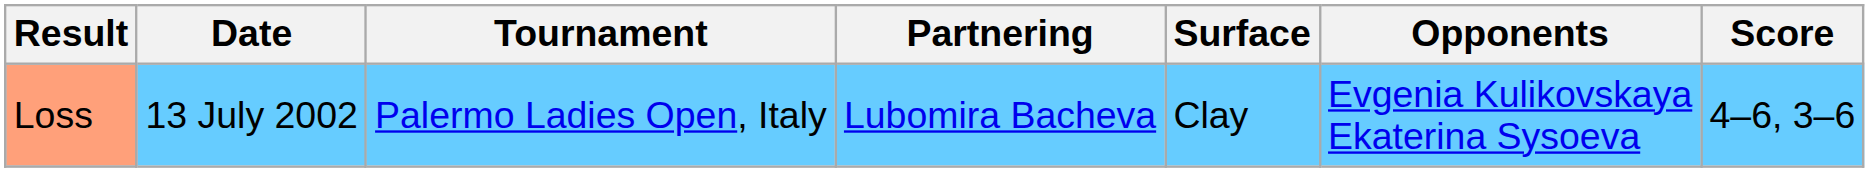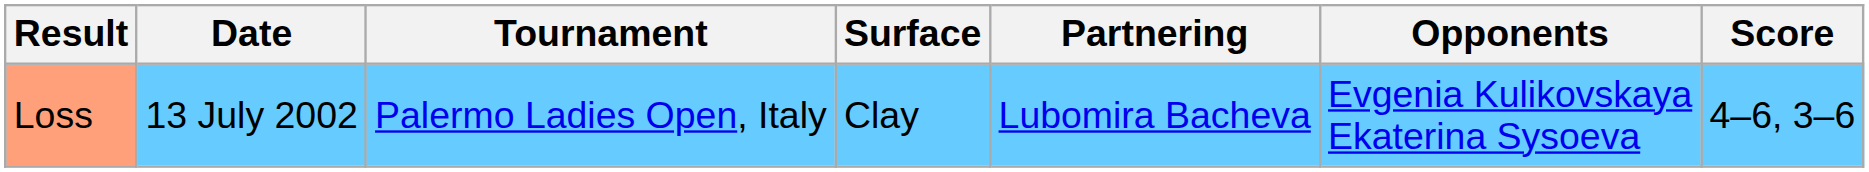columns swapped: (1242, 34) <-> (1000, 34)
